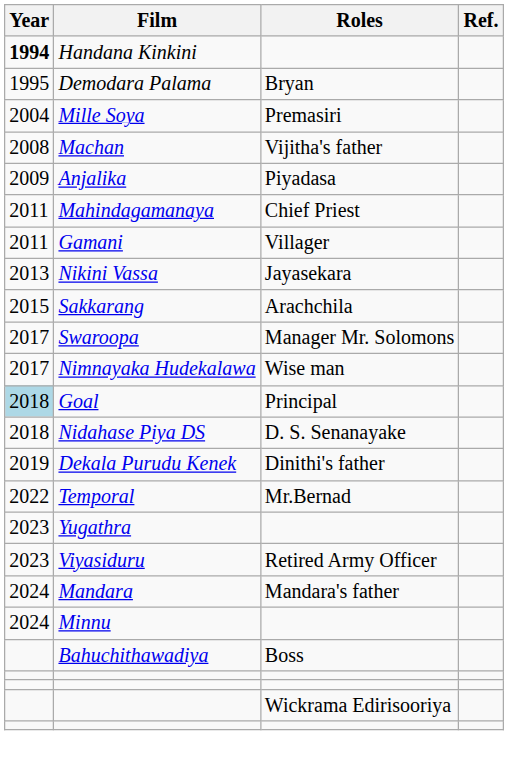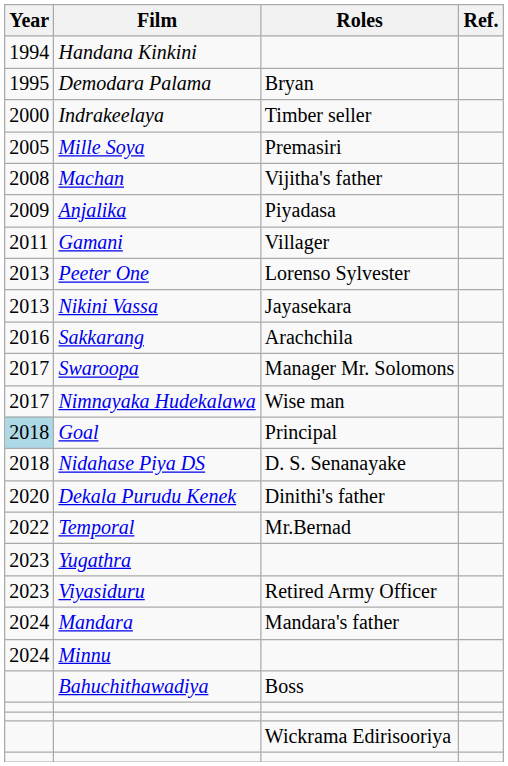(29, 52) bold -> (29, 52) normal
+ row: (111, 115)
(29, 115) 2004 -> (29, 147) 2005
- row: (136, 210)
+ row: (104, 274)
(29, 305) 2015 -> (29, 337) 2016
(29, 464) 2019 -> (29, 496) 2020
